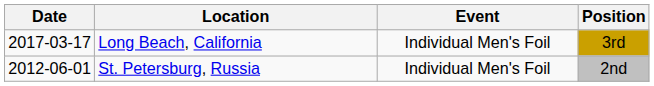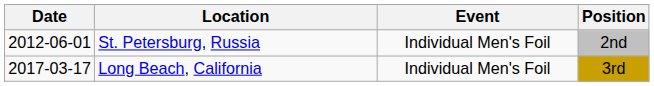rows swapped: (179, 68) <-> (180, 42)
